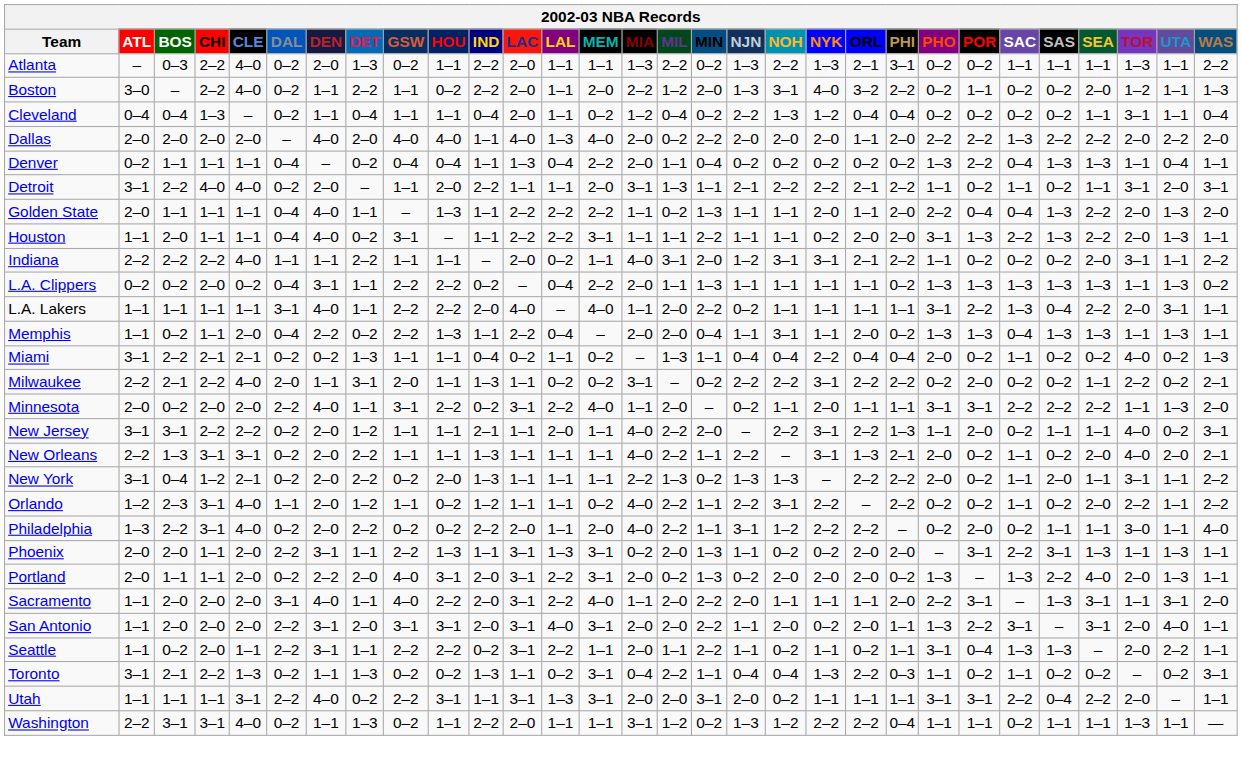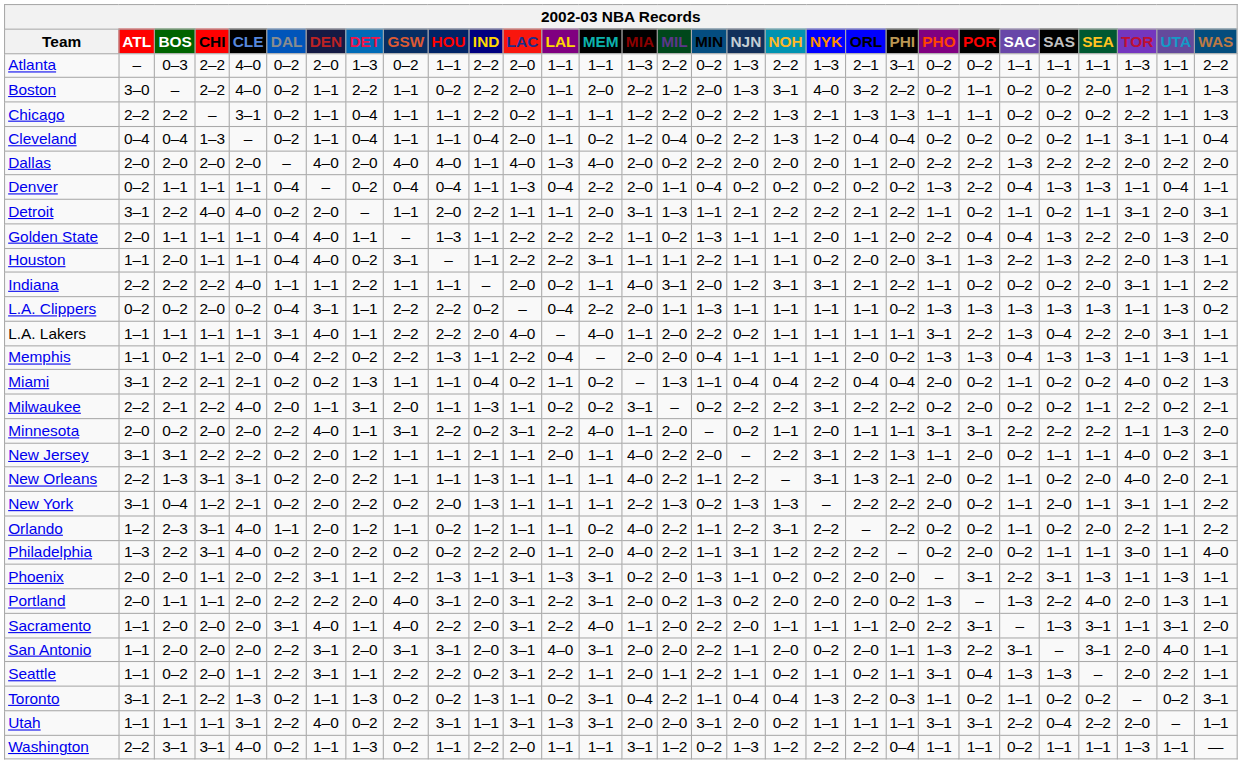+ row: (36, 114)
(786, 334) 3–1 -> (786, 358) 1–1
(287, 577) 0–2 -> (287, 601) 2–2
